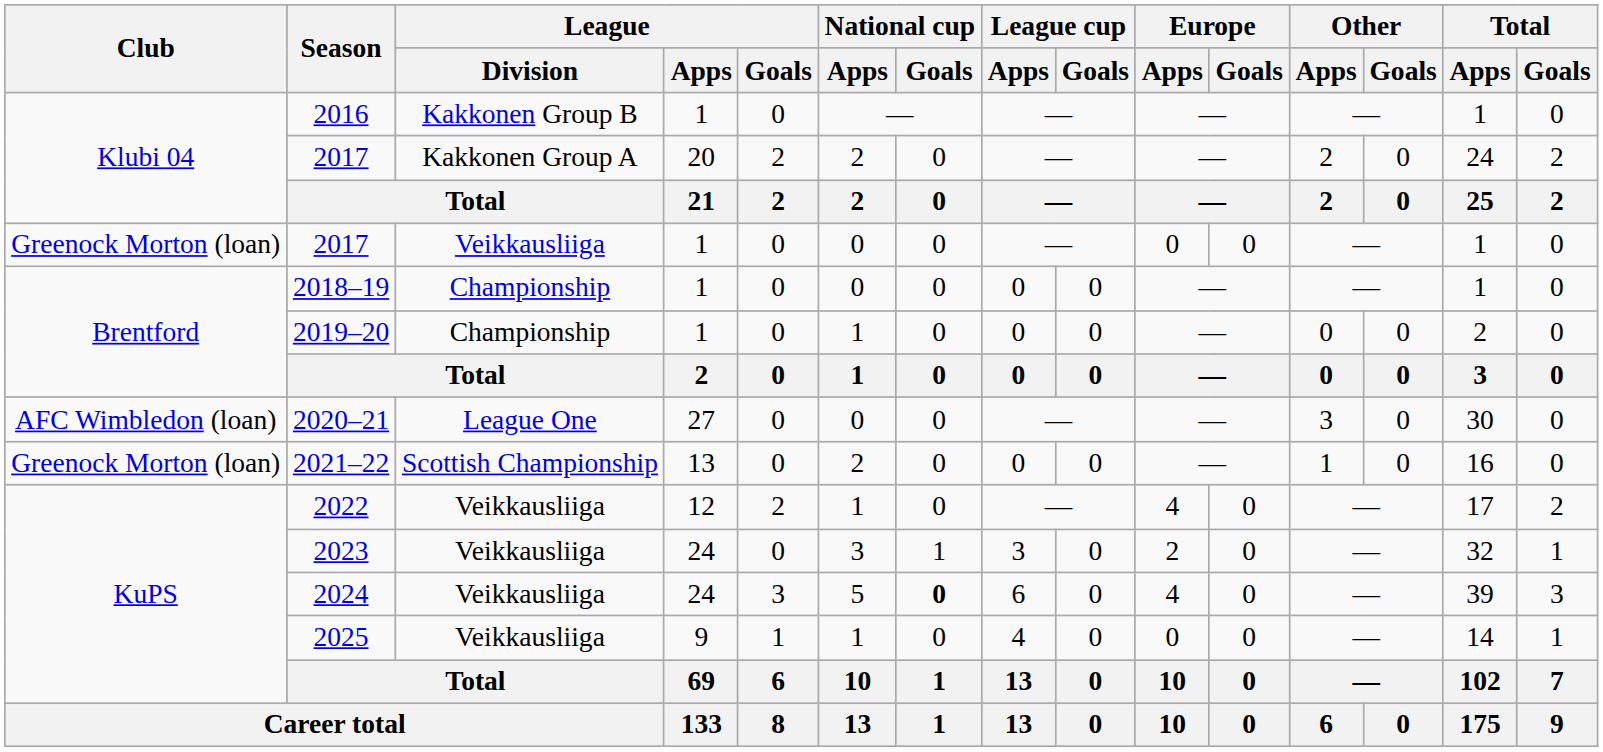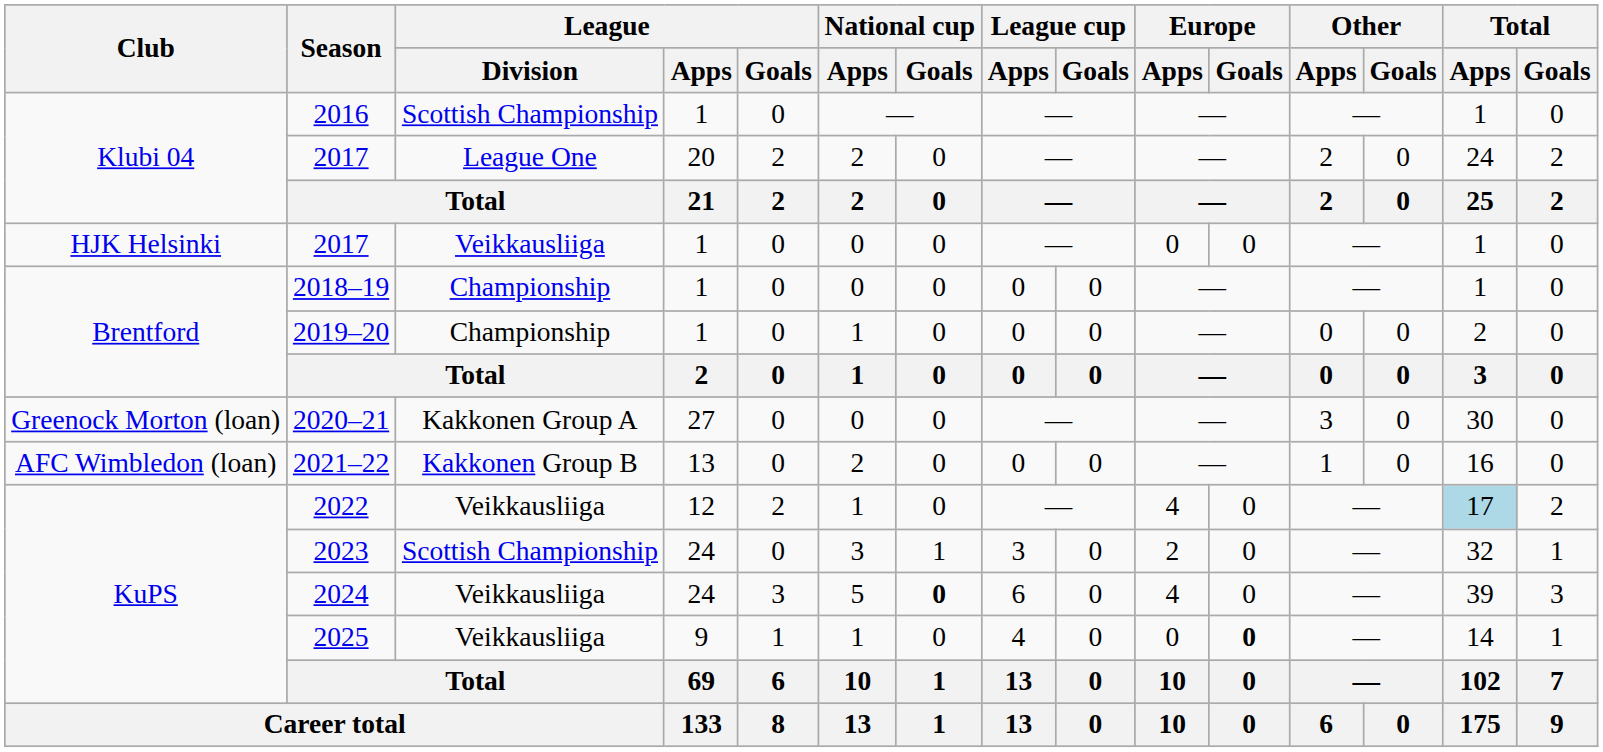(530, 113) Kakkonen Group B -> (530, 113) Scottish Championship
(530, 157) Kakkonen Group A -> (530, 157) League One
(146, 244) Greenock Morton (loan) -> (146, 244) HJK Helsinki
(146, 419) AFC Wimbledon (loan) -> (146, 419) Greenock Morton (loan)
(530, 419) League One -> (530, 419) Kakkonen Group A
(146, 462) Greenock Morton (loan) -> (146, 462) AFC Wimbledon (loan)
(530, 462) Scottish Championship -> (530, 462) Kakkonen Group B
(1480, 506) no background -> (1480, 506) lightblue background
(530, 550) Veikkausliiga -> (530, 550) Scottish Championship
(1249, 637) normal -> (1249, 637) bold
